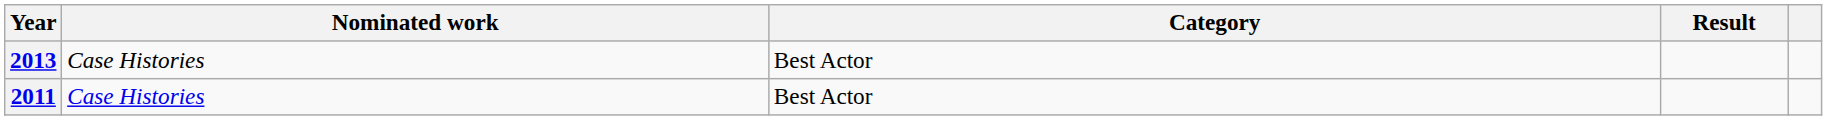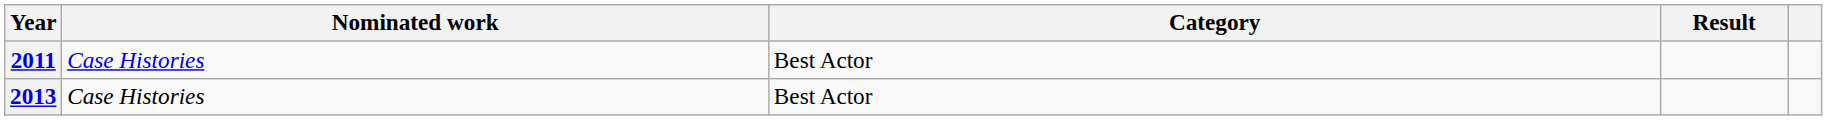rows swapped: (33, 96) <-> (33, 59)
